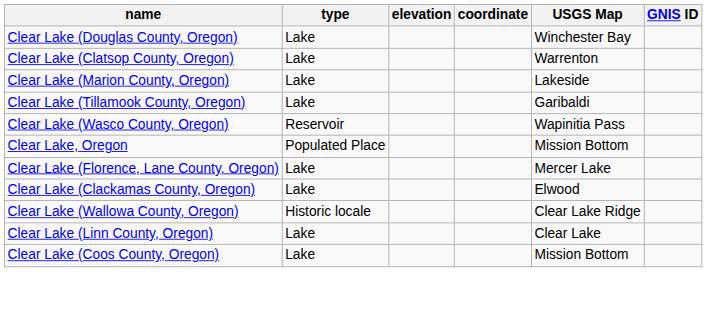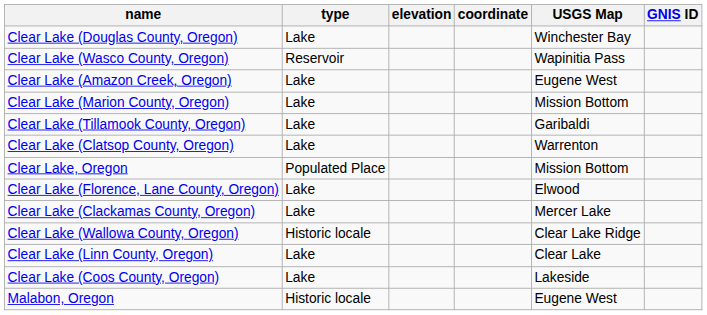rows swapped: (118, 124) <-> (121, 59)
+ row: (120, 80)
(562, 80) Lakeside -> (581, 102) Mission Bottom
(573, 168) Mercer Lake -> (557, 189) Elwood
(557, 189) Elwood -> (573, 211) Mercer Lake
(581, 255) Mission Bottom -> (562, 277) Lakeside
+ row: (61, 299)
